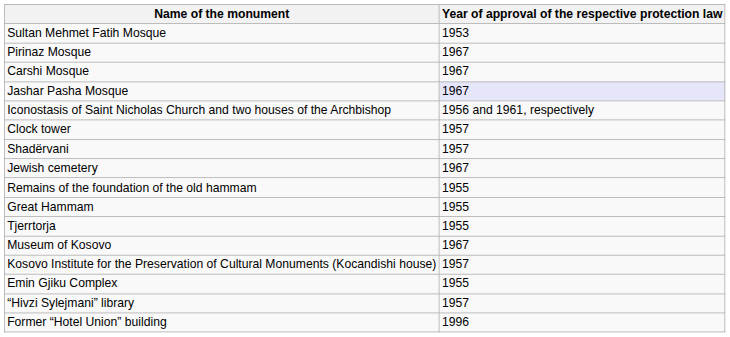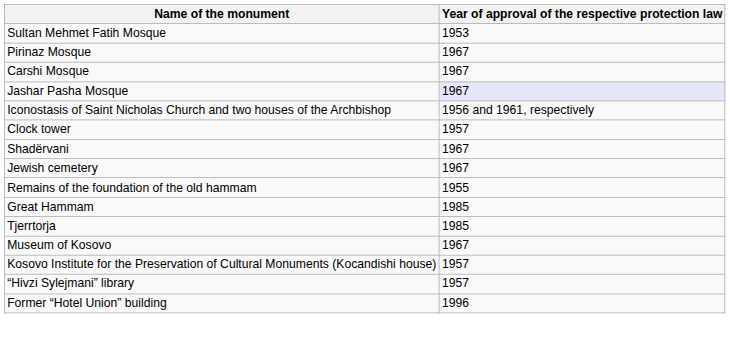(456, 149) 1957 -> (456, 149) 1967
(456, 206) 1955 -> (456, 206) 1985
(456, 226) 1955 -> (456, 226) 1985
- row: (62, 284)
